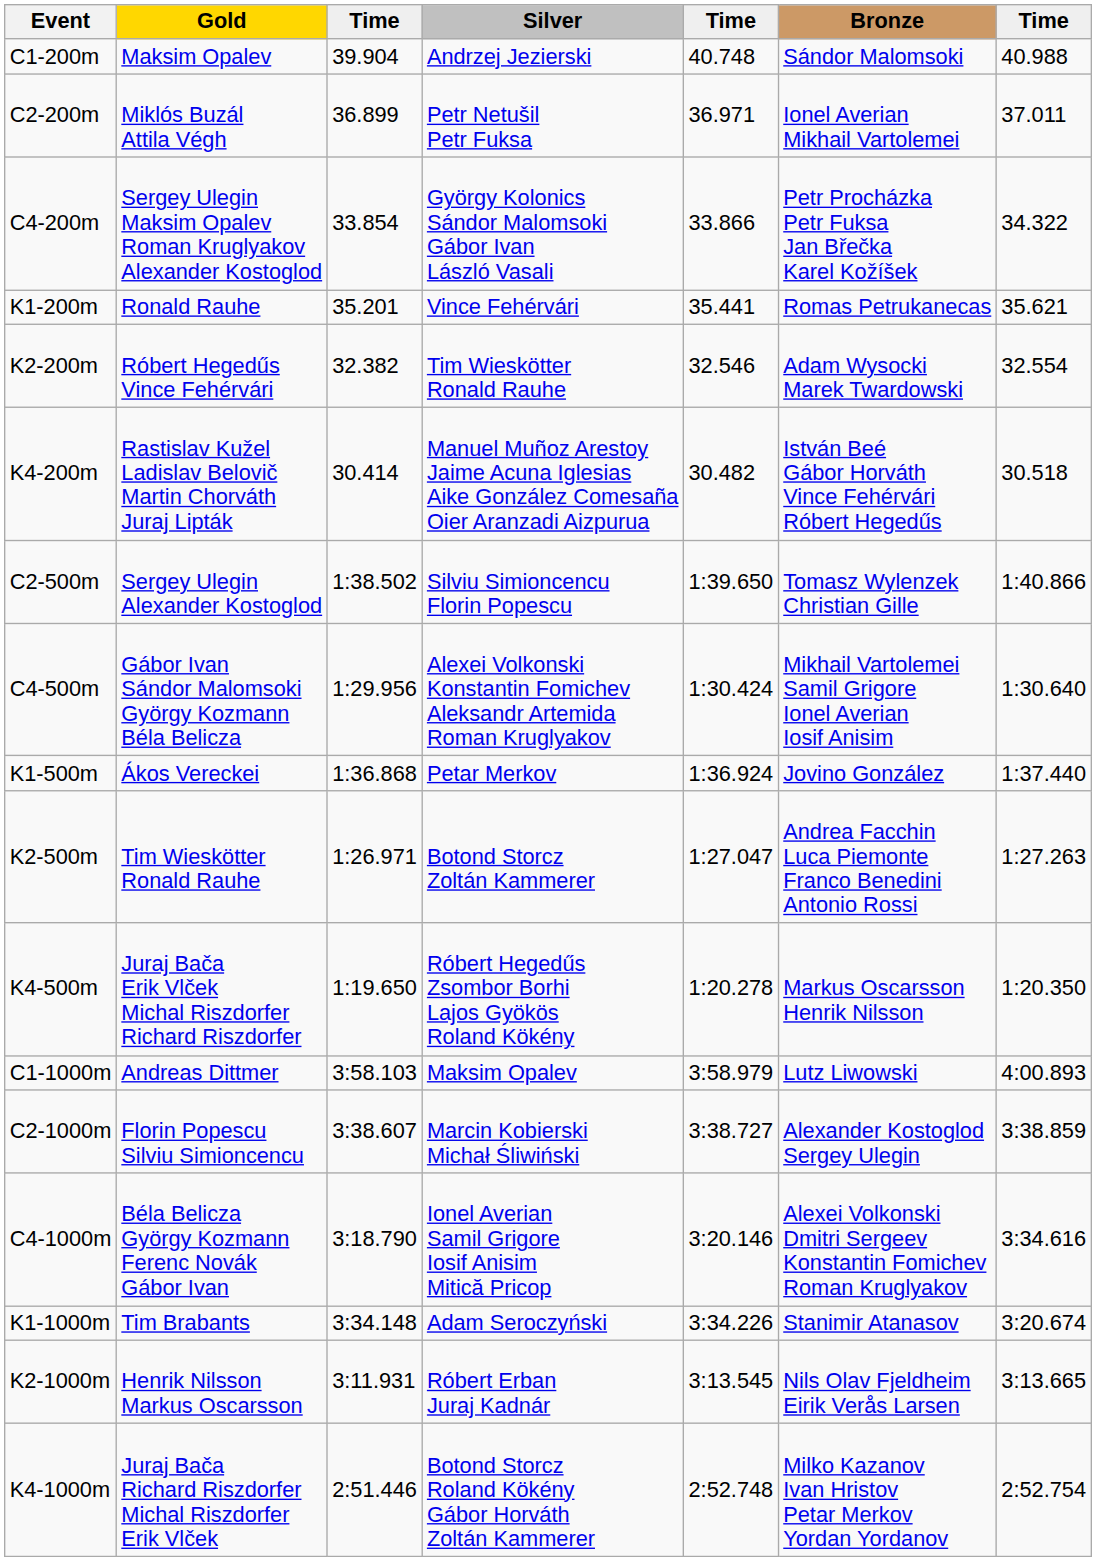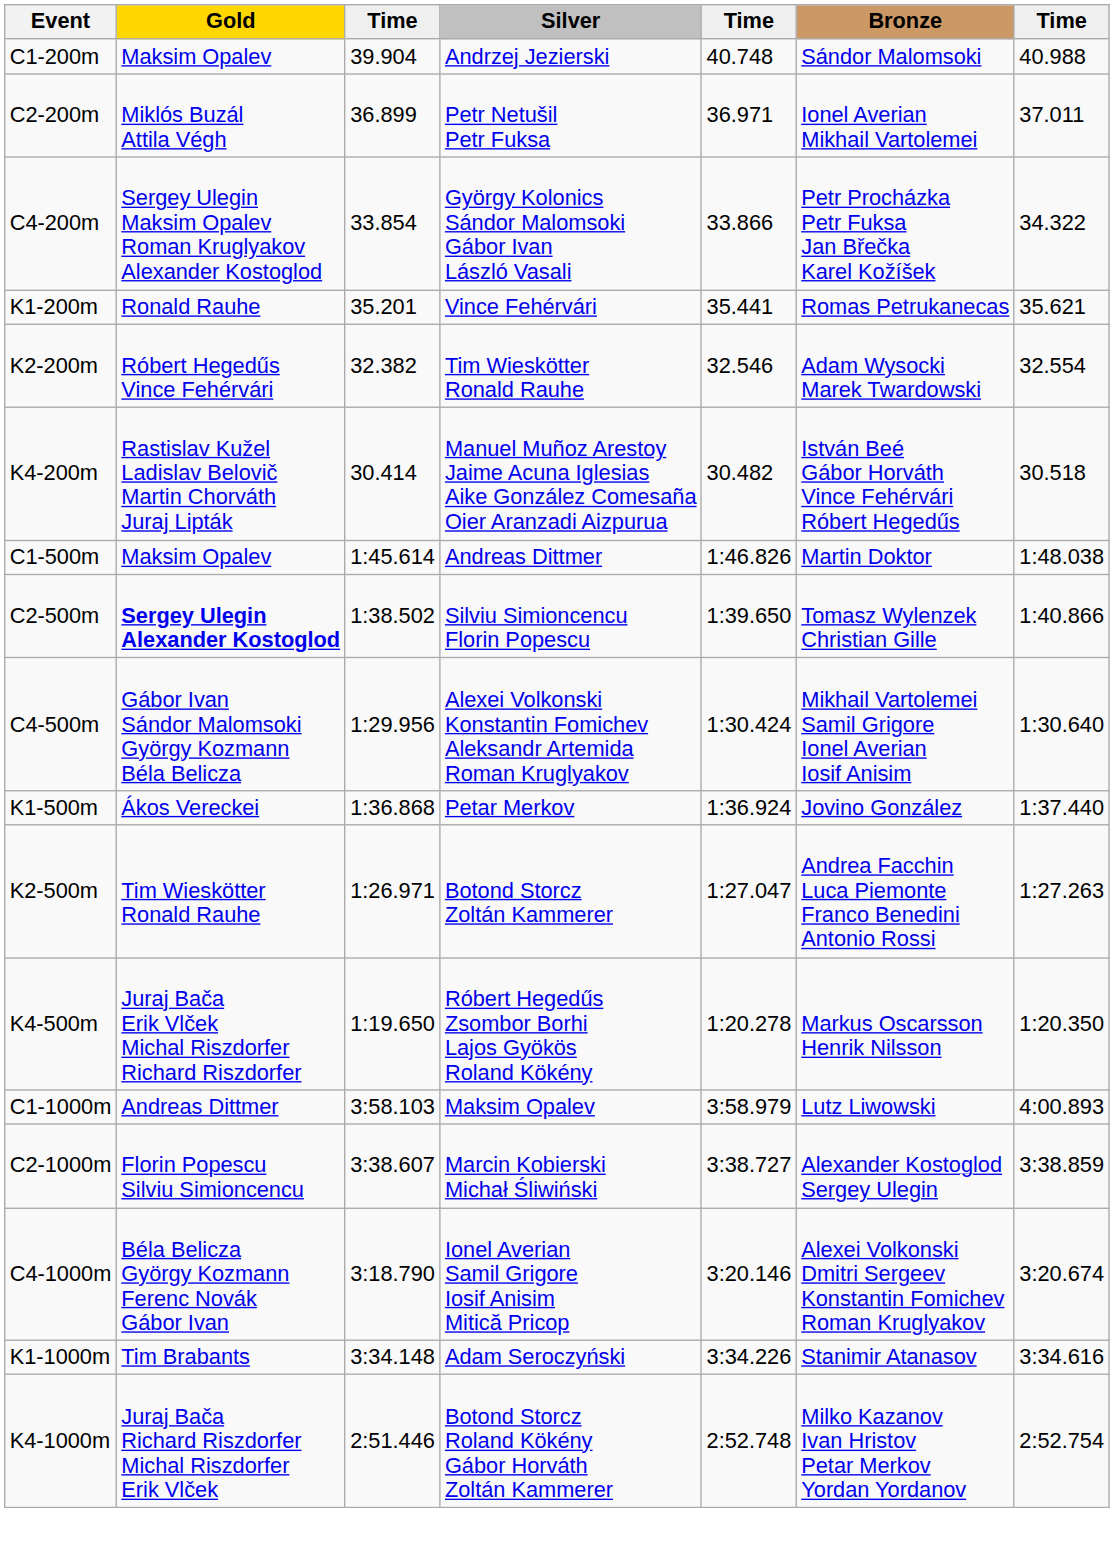+ row: (54, 557)
(222, 593) normal -> (231, 628) bold
(1044, 1239) 3:34.616 -> (1062, 1273) 3:20.674
(1044, 1322) 3:20.674 -> (1062, 1357) 3:34.616
- row: (60, 1381)
